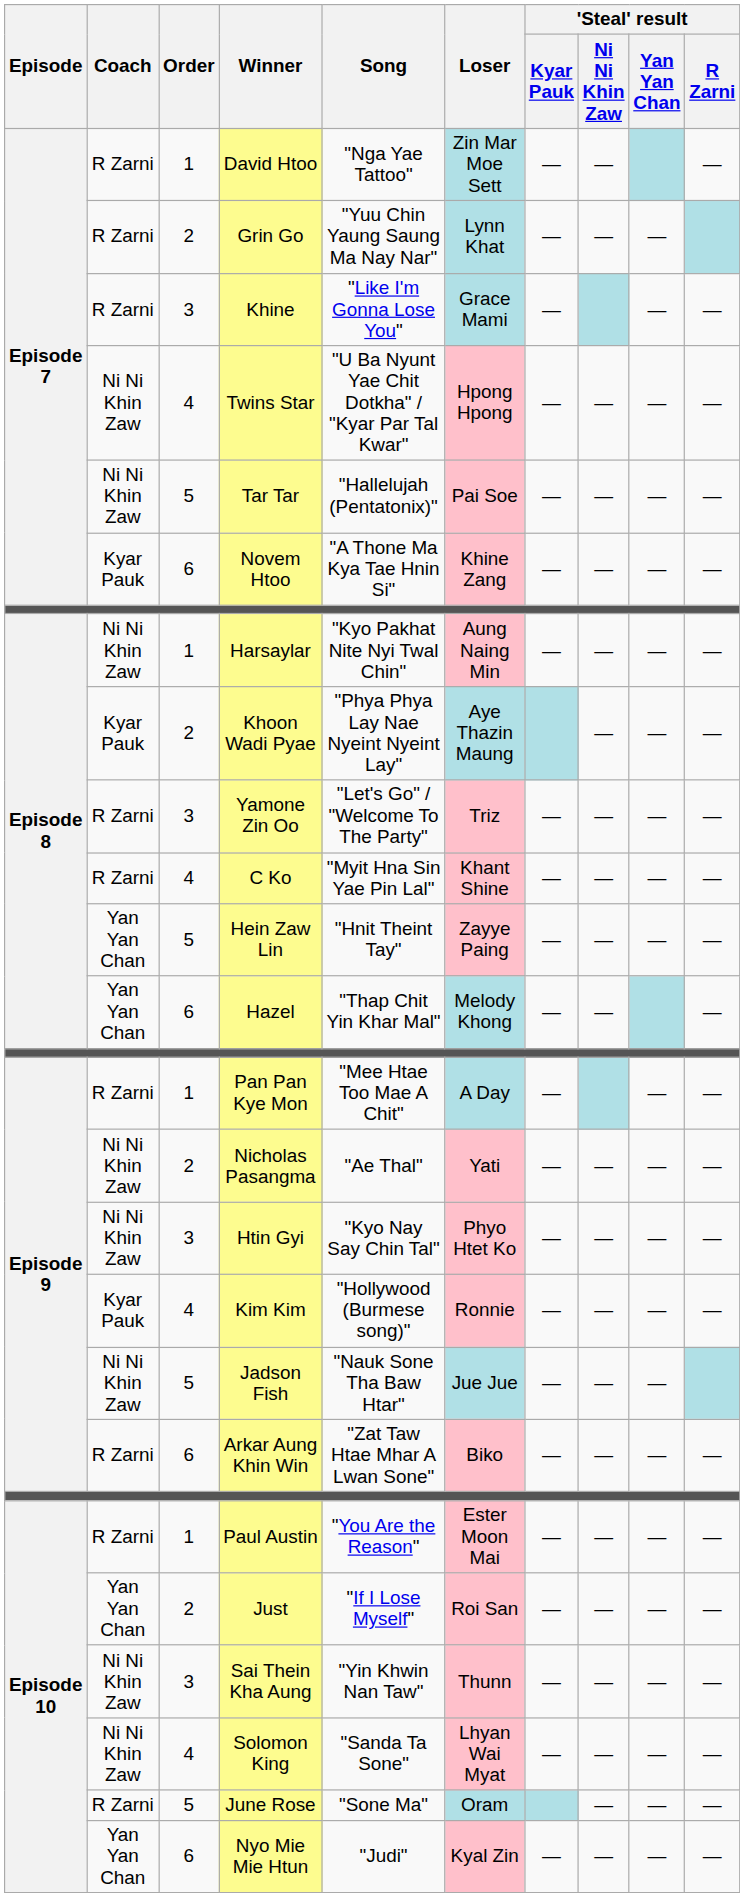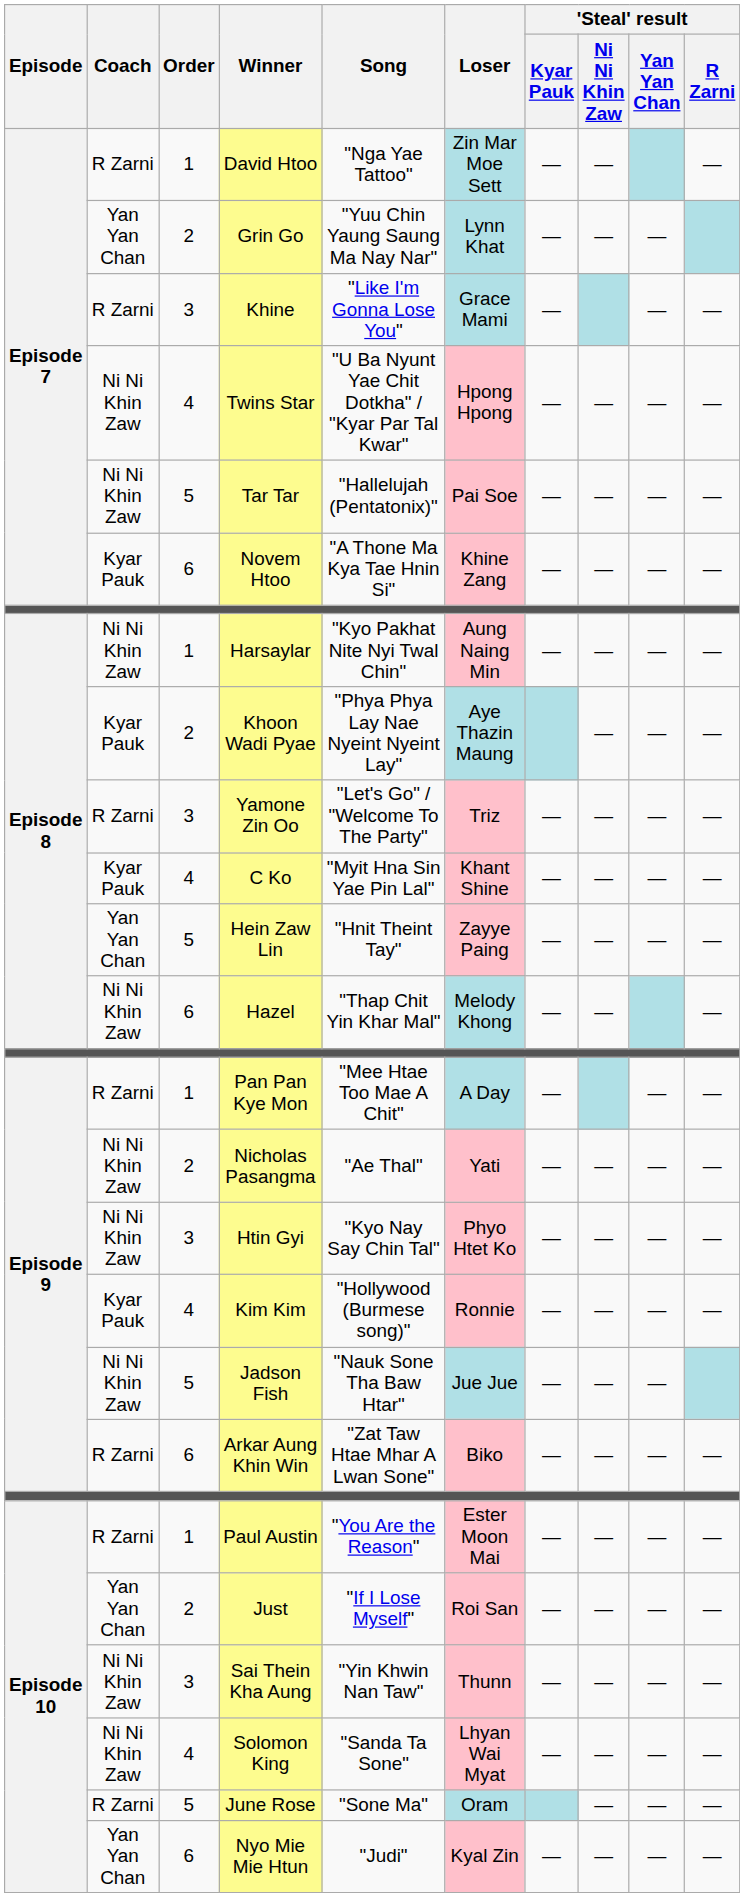(123, 236) R Zarni -> (123, 236) Yan Yan Chan
(123, 877) R Zarni -> (123, 877) Kyar Pauk
(123, 1012) Yan Yan Chan -> (123, 1012) Ni Ni Khin Zaw
